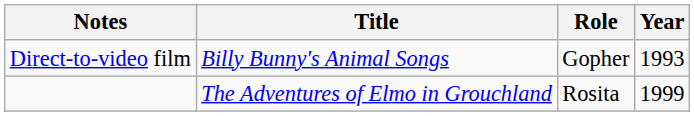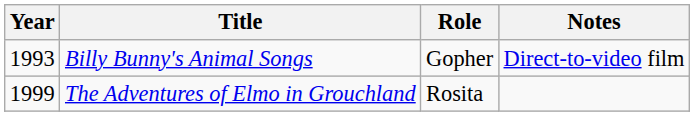columns swapped: (662, 22) <-> (100, 22)
